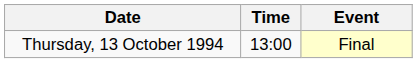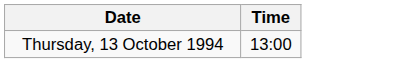- column: (356, 17)
